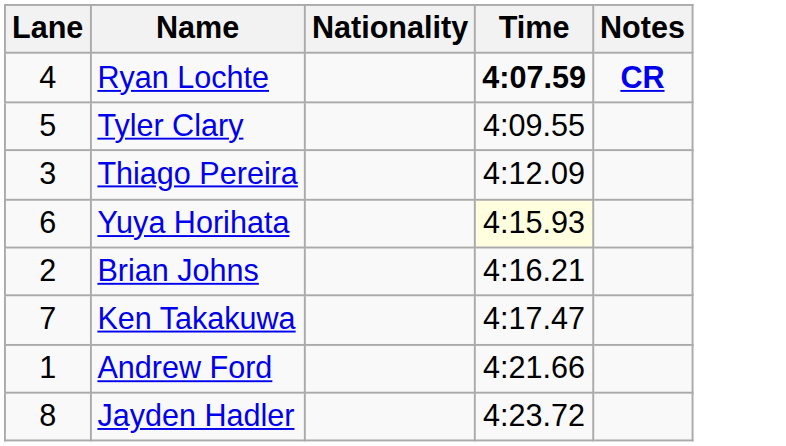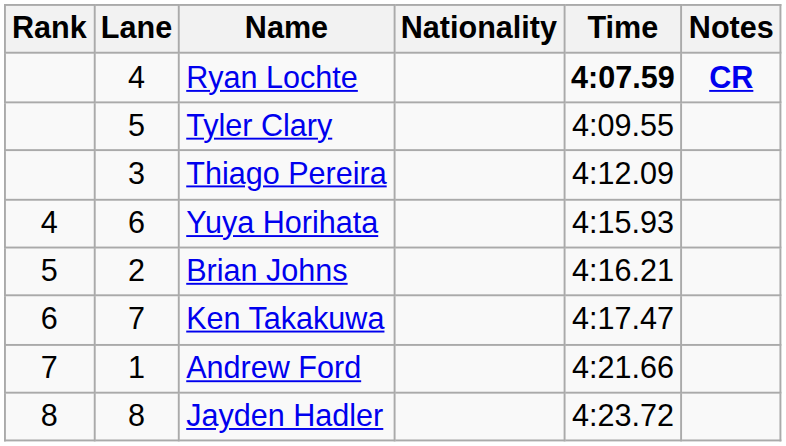+ column: (49, 28)
(534, 222) lightyellow background -> (623, 222) no background
